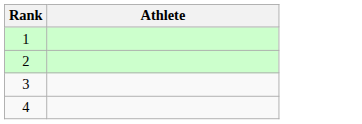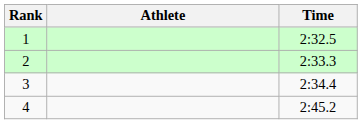+ column: (318, 15)
